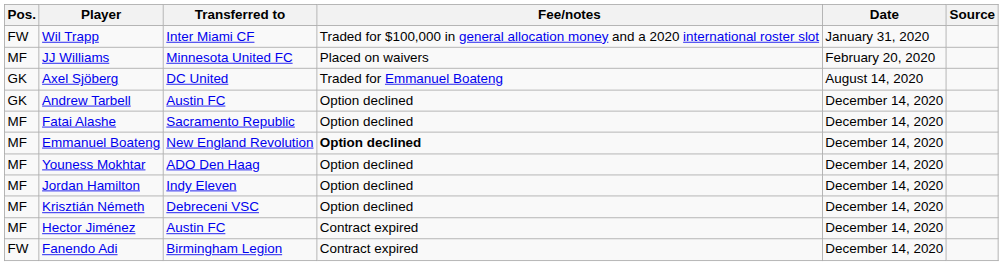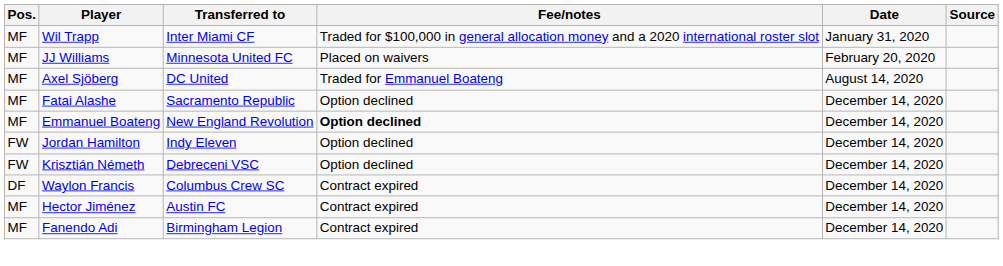(18, 36) FW -> (17, 36) MF
(17, 79) GK -> (17, 79) MF
- row: (86, 100)
- row: (94, 164)
(17, 185) MF -> (18, 143) FW
(17, 206) MF -> (18, 164) FW
+ row: (88, 185)
(18, 249) FW -> (17, 228) MF
